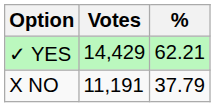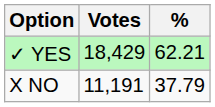(114, 53) 14,429 -> (114, 53) 18,429
